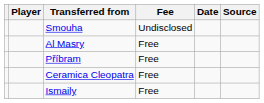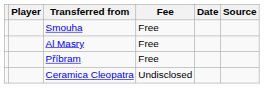(165, 28) Undisclosed -> (149, 28) Free
(149, 75) Free -> (165, 75) Undisclosed
- row: (61, 91)
